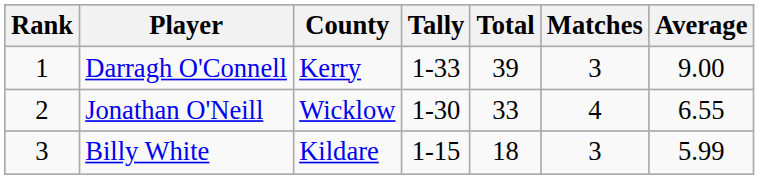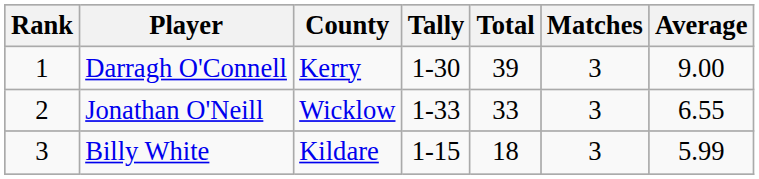(436, 67) 1-33 -> (436, 67) 1-30
(436, 109) 1-30 -> (436, 109) 1-33
(595, 109) 4 -> (595, 109) 3
